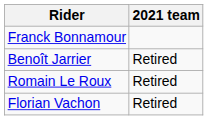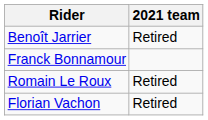rows swapped: (67, 37) <-> (49, 59)
